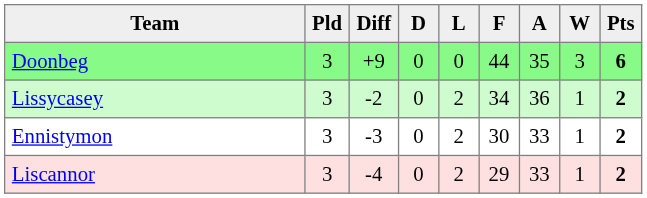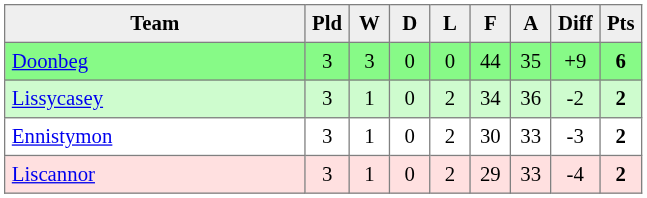columns swapped: (580, 23) <-> (374, 23)
